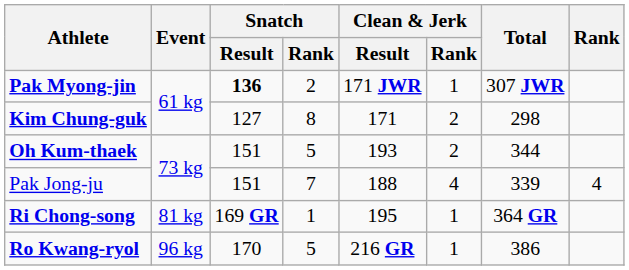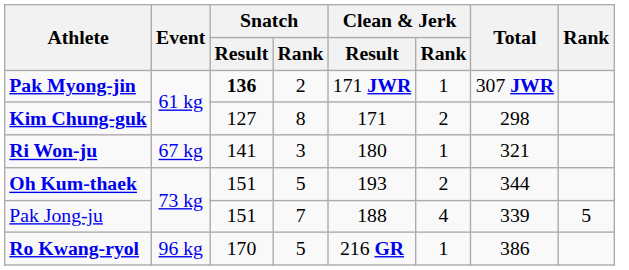+ row: (53, 151)
(597, 183) 4 -> (586, 216) 5
- row: (72, 216)
